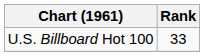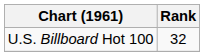(178, 39) 33 -> (178, 39) 32
